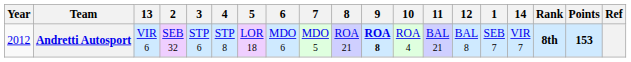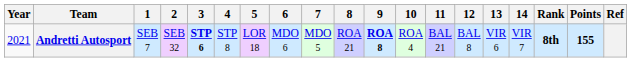columns swapped: (494, 14) <-> (147, 14)
(19, 40) 2012 -> (19, 40) 2021
(199, 40) normal -> (201, 40) bold
(584, 40) 153 -> (585, 40) 155
